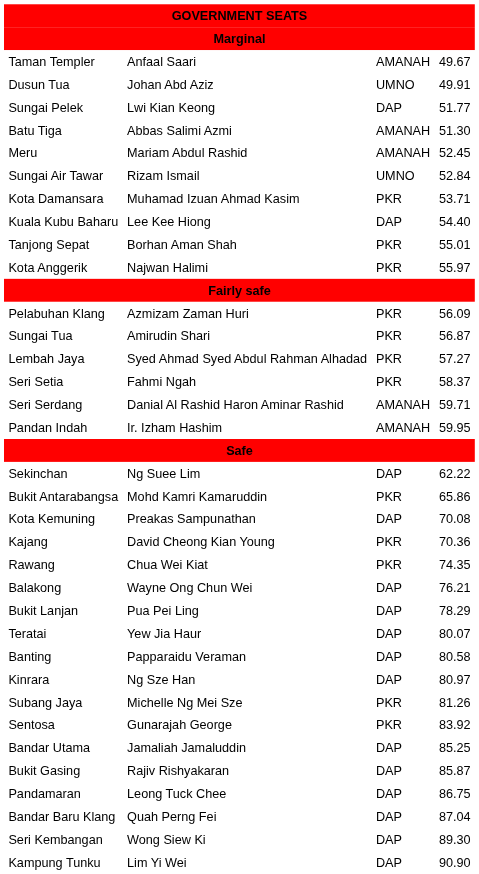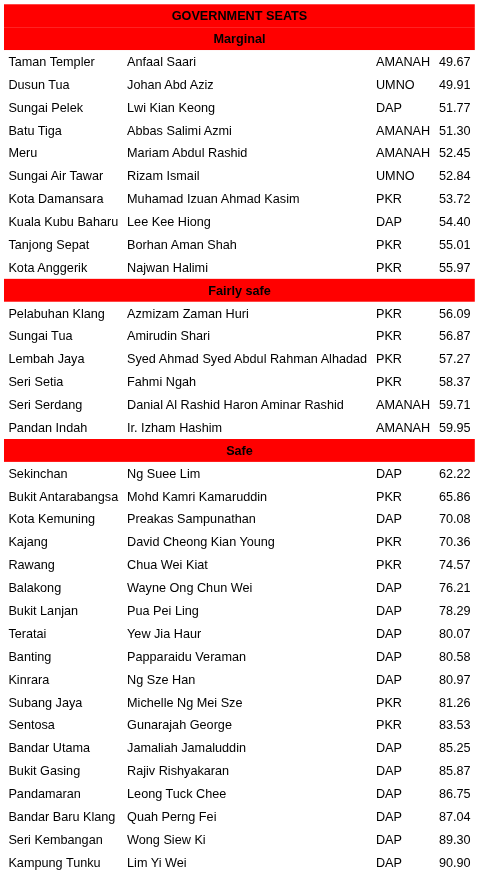(455, 199) 53.71 -> (455, 199) 53.72
(455, 565) 74.35 -> (455, 565) 74.57
(455, 725) 83.92 -> (455, 725) 83.53
